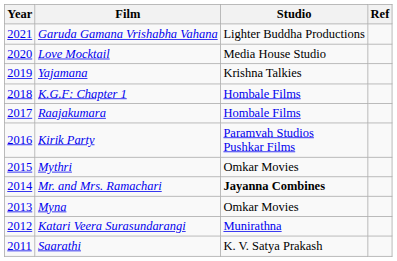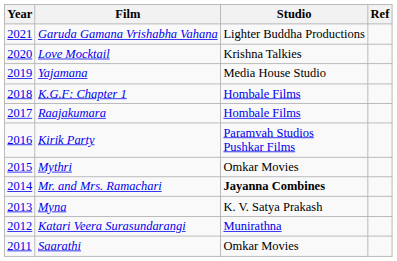(275, 53) Media House Studio -> (263, 53) Krishna Talkies
(263, 73) Krishna Talkies -> (275, 73) Media House Studio
(261, 206) Omkar Movies -> (273, 206) K. V. Satya Prakash
(273, 246) K. V. Satya Prakash -> (261, 246) Omkar Movies
